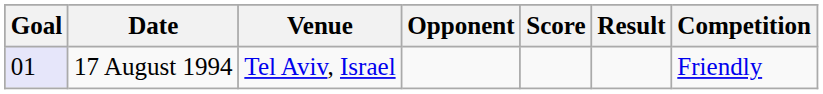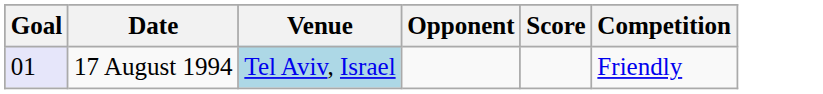- column: (631, 25)
(320, 66) no background -> (320, 66) lightblue background
